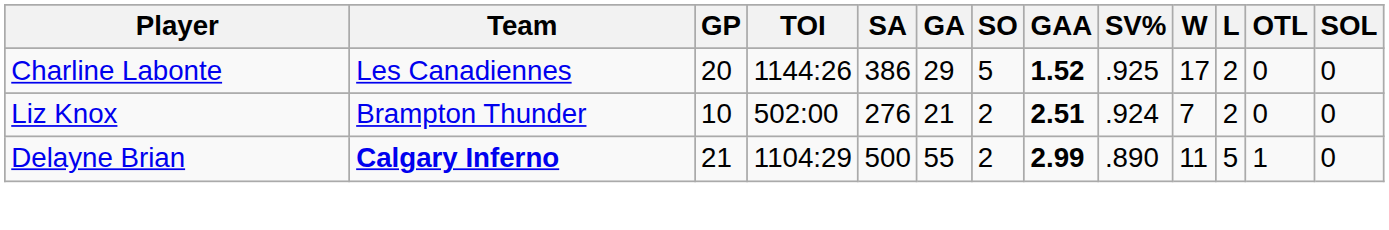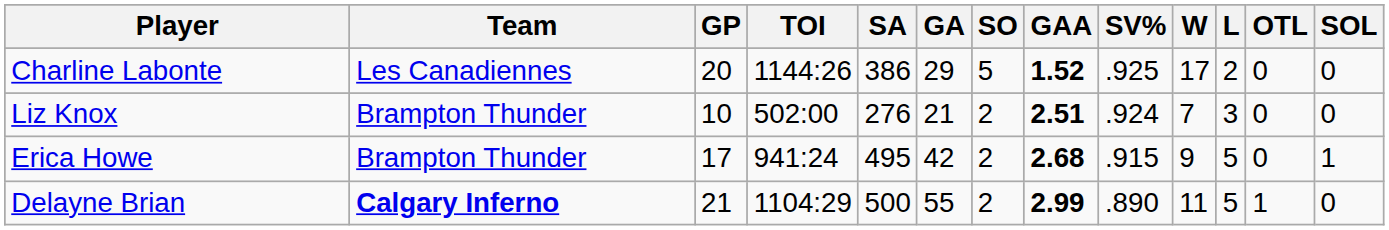(1230, 114) 2 -> (1230, 114) 3
+ row: (82, 158)
